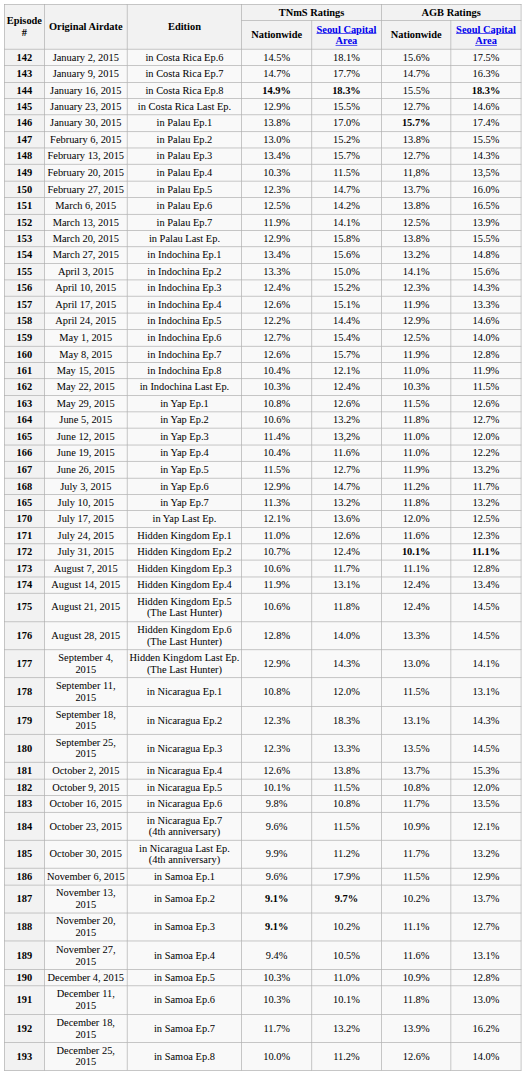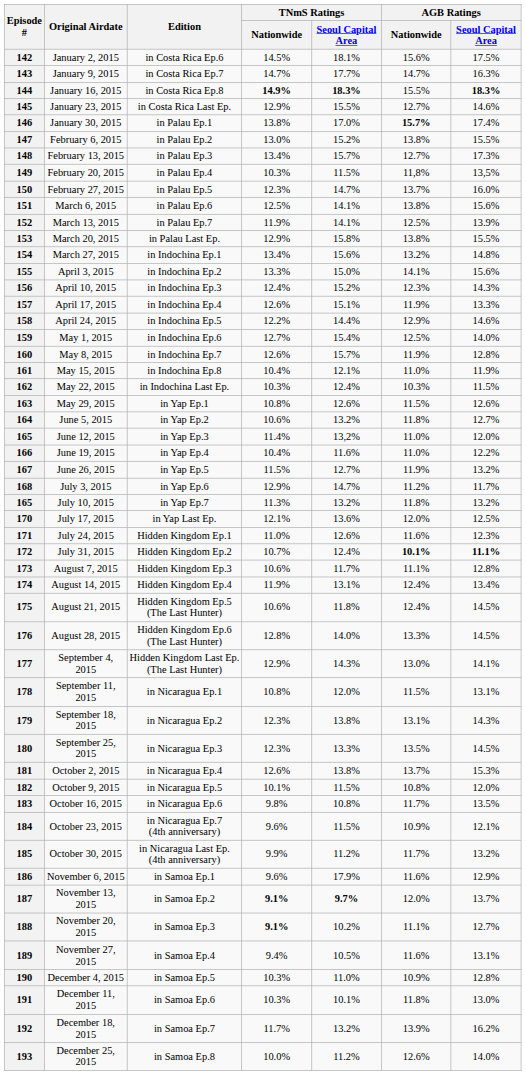(486, 156) 14.3% -> (486, 156) 17.3%
(346, 205) 14.2% -> (346, 205) 14.1%
(486, 205) 16.5% -> (486, 205) 15.6%
(346, 720) 18.3% -> (346, 720) 13.8%
(416, 876) 11.5% -> (416, 876) 11.6%
(416, 899) 10.2% -> (416, 899) 12.0%
